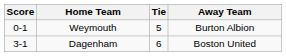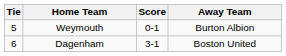columns swapped: (159, 12) <-> (20, 12)
